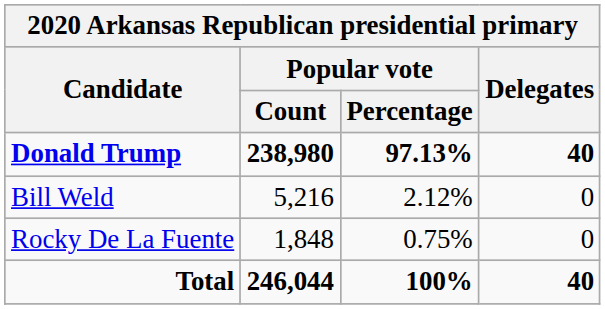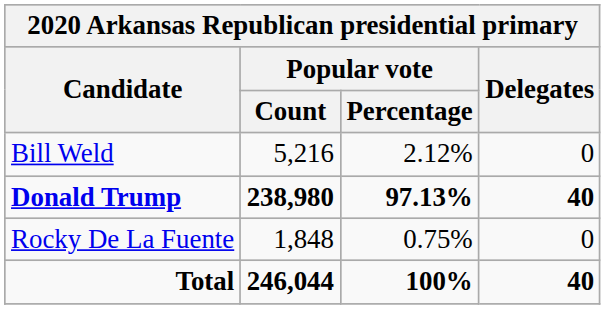rows swapped: (96, 153) <-> (62, 196)
